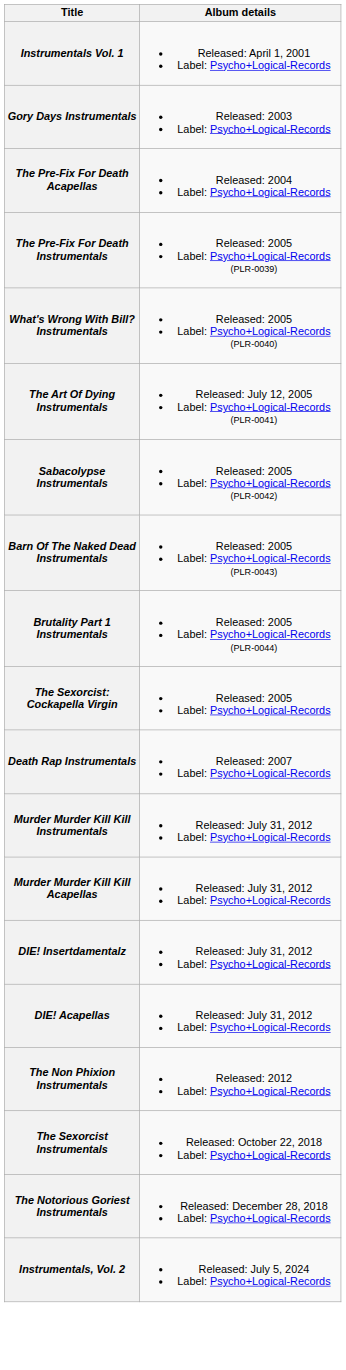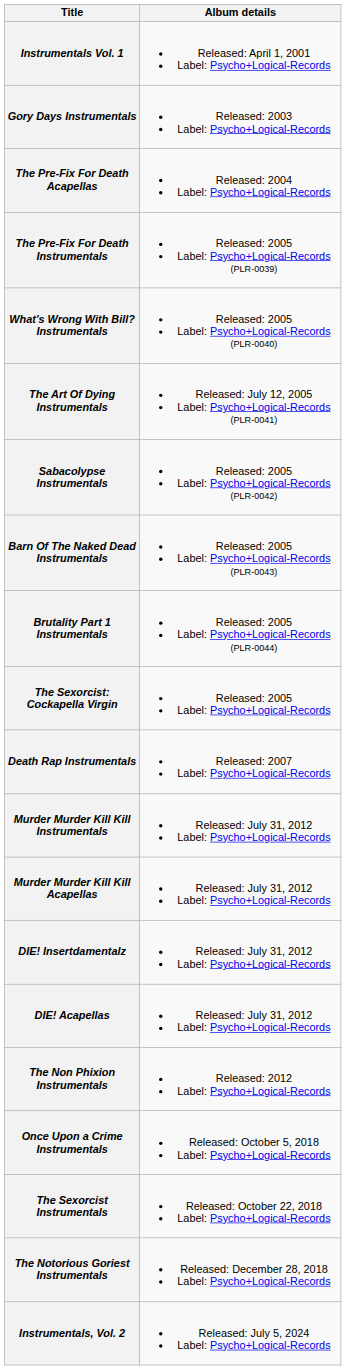+ row: (72, 1142)
